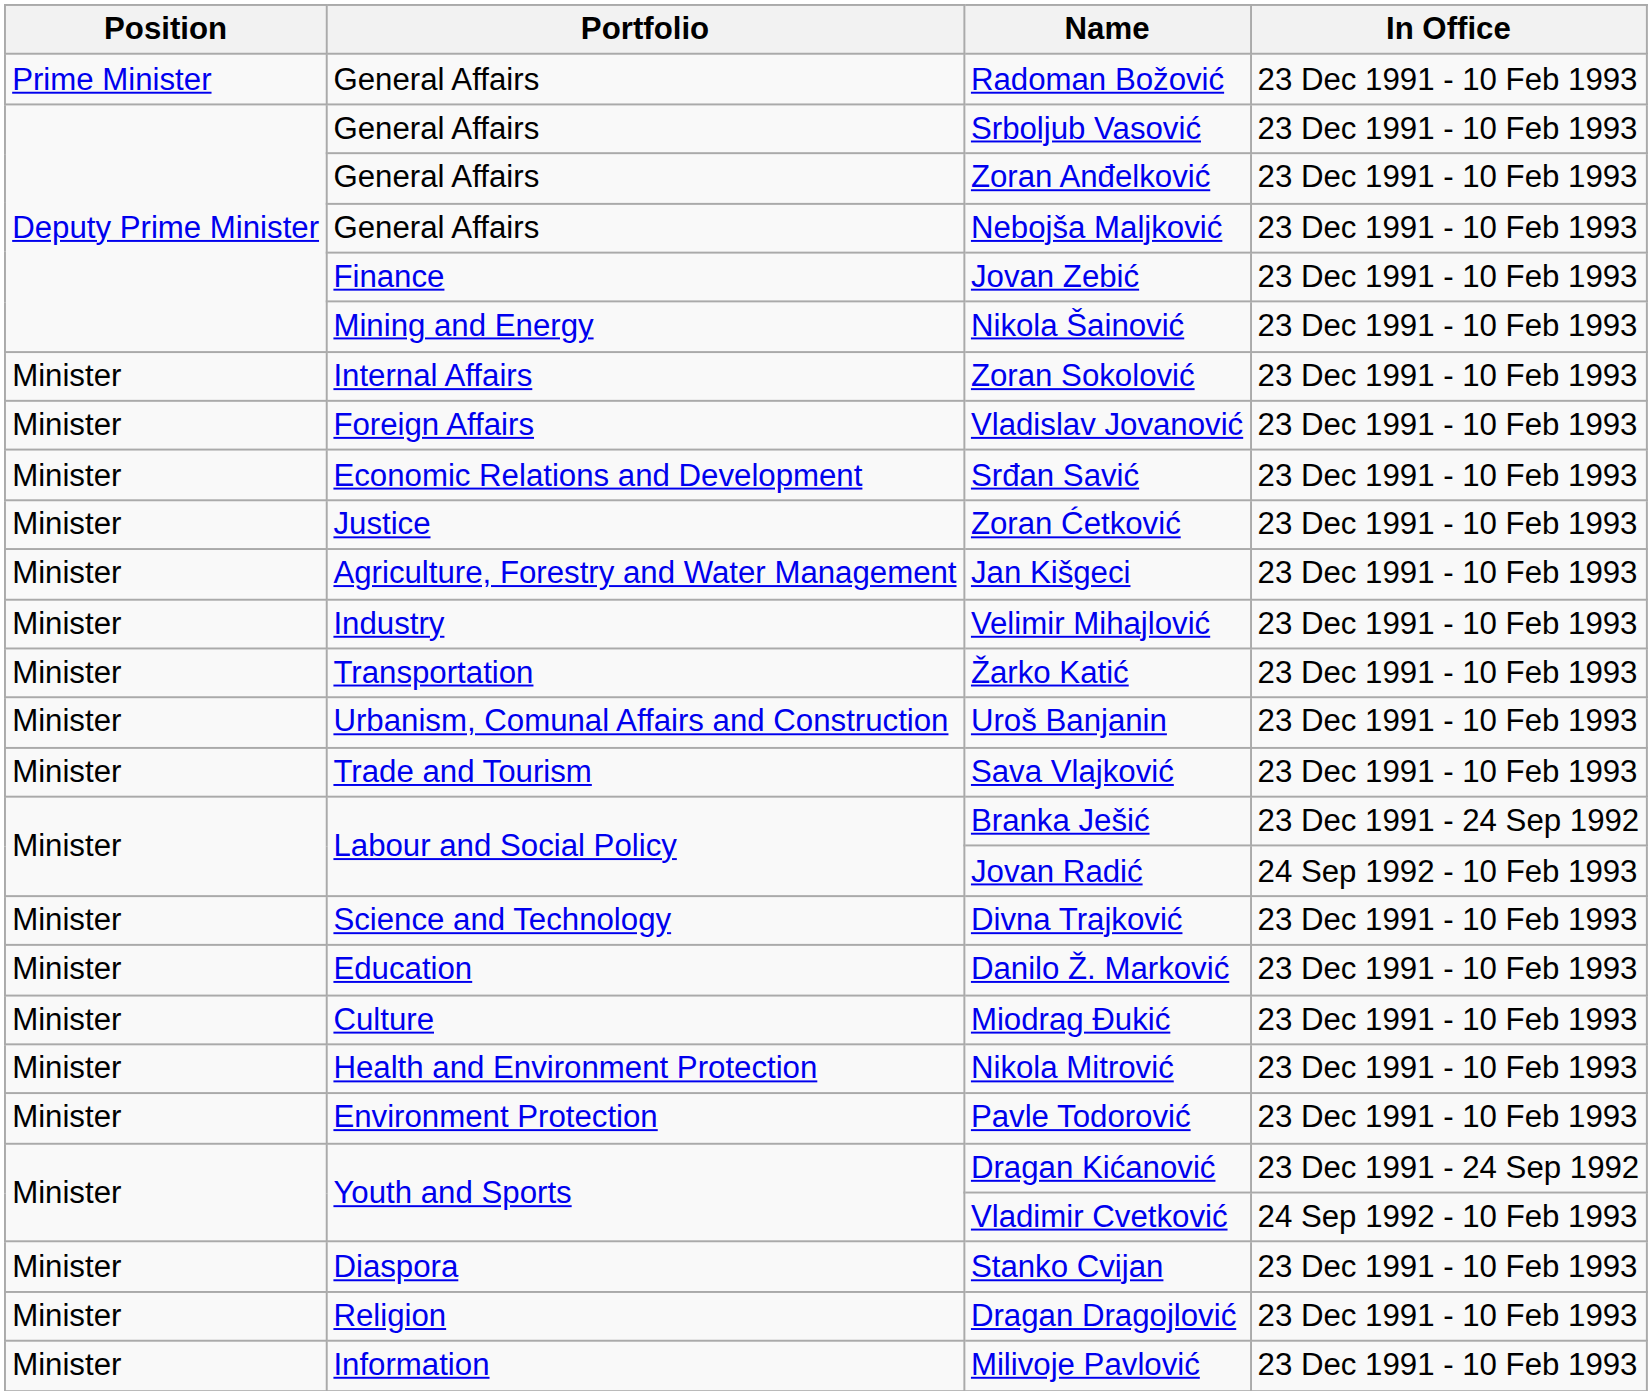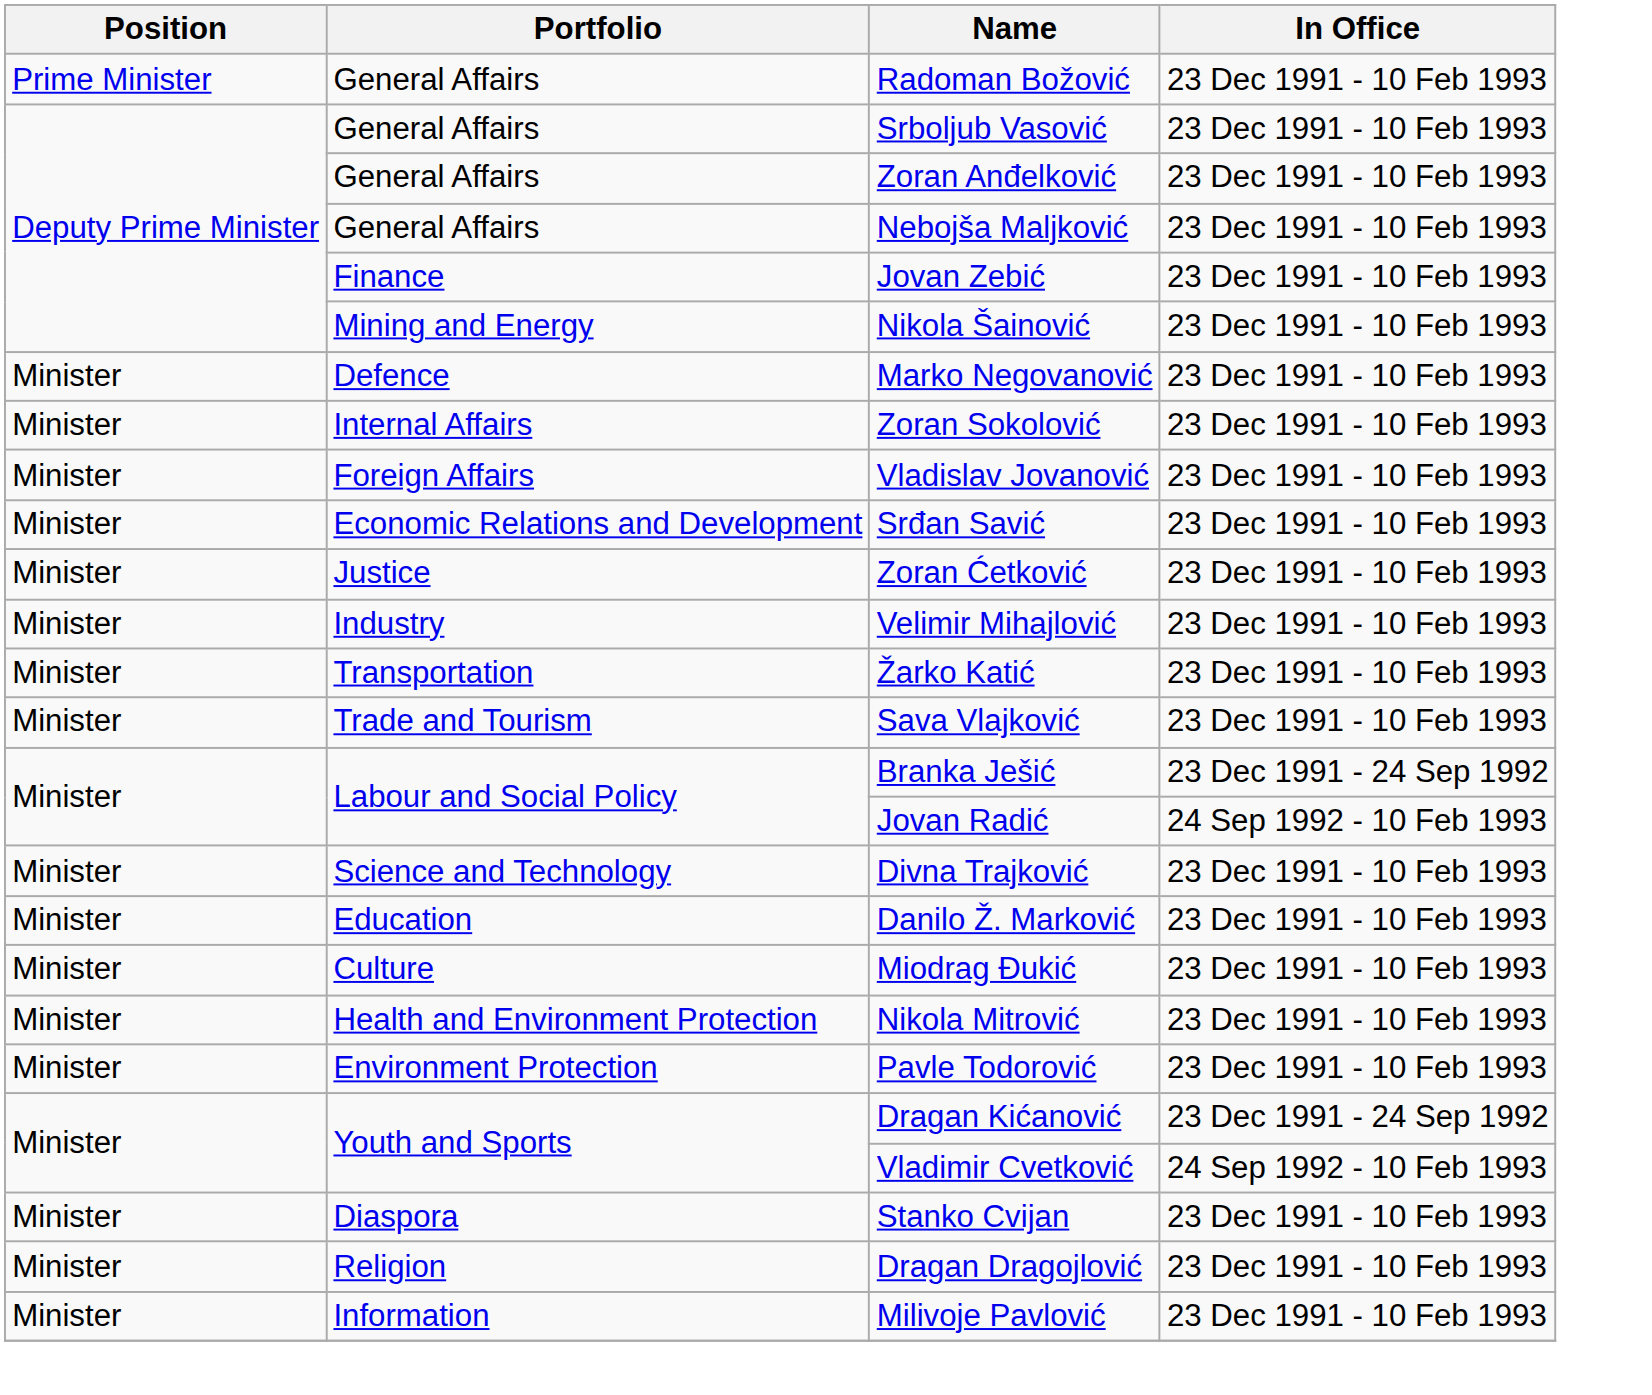+ row: (1015, 375)
- row: (1051, 573)
- row: (1069, 721)
